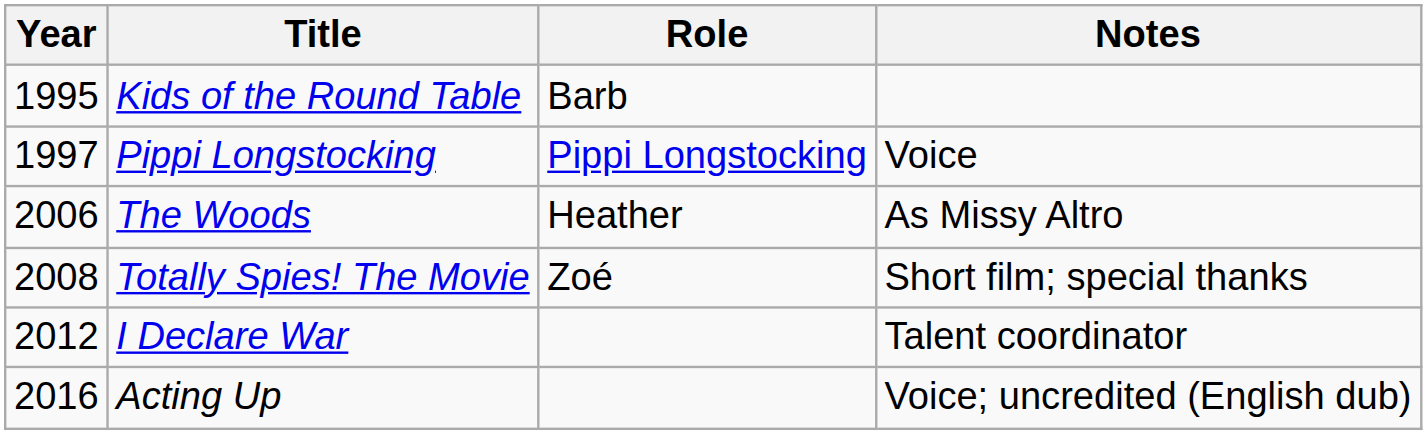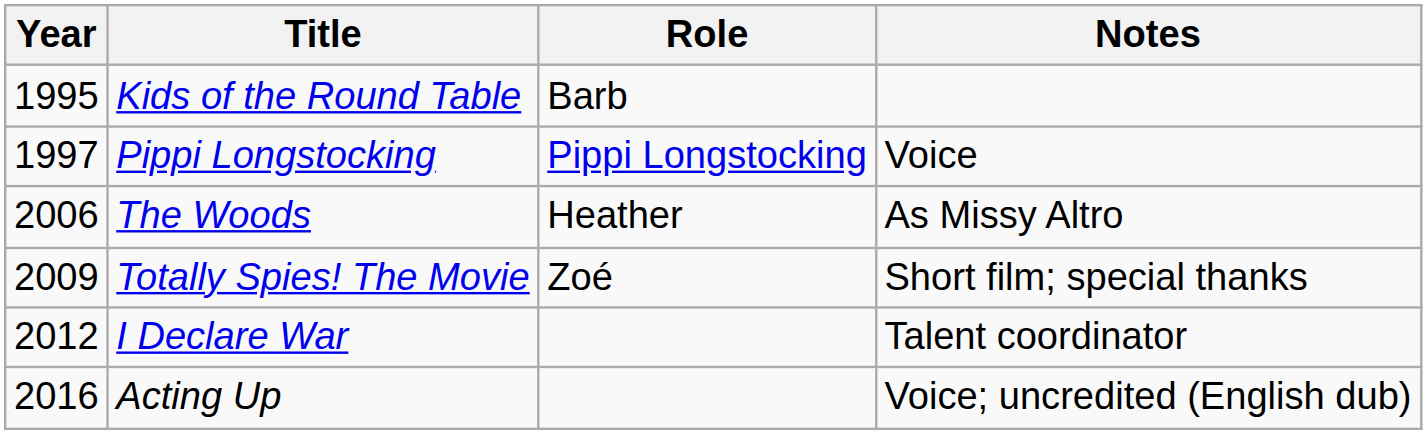(56, 276) 2008 -> (56, 276) 2009
